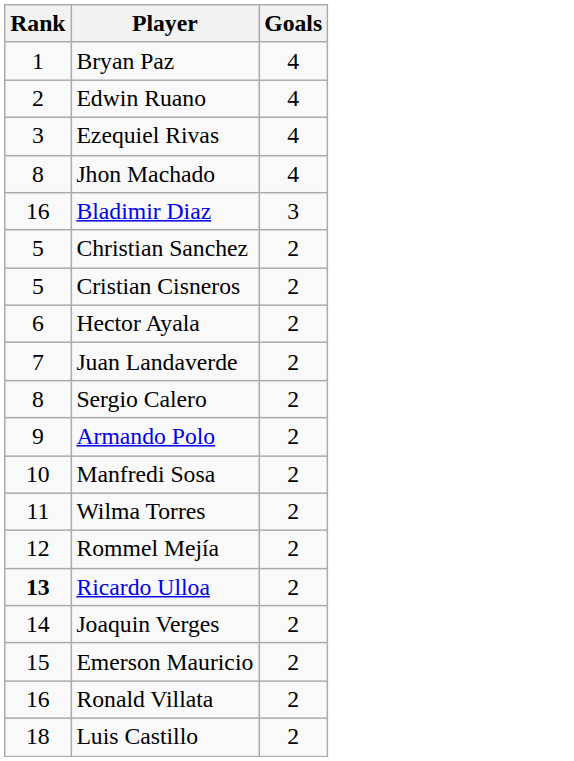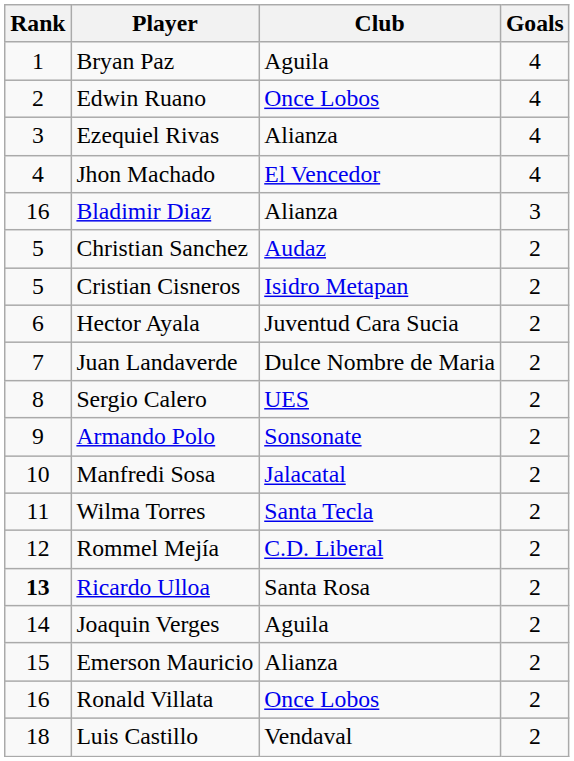+ column: (380, 23)
(38, 173) 8 -> (38, 173) 4
